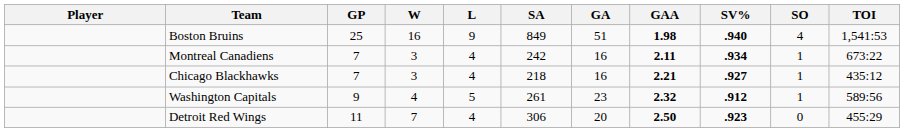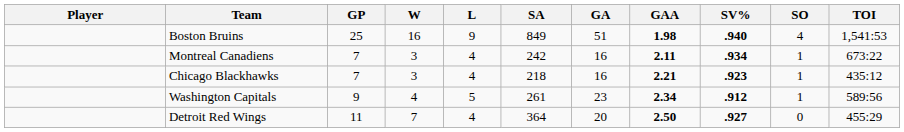(736, 76) .927 -> (736, 76) .923
(665, 96) 2.32 -> (665, 96) 2.34
(536, 117) 306 -> (536, 117) 364
(736, 117) .923 -> (736, 117) .927
